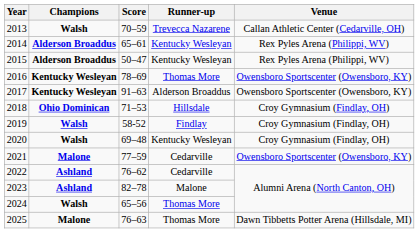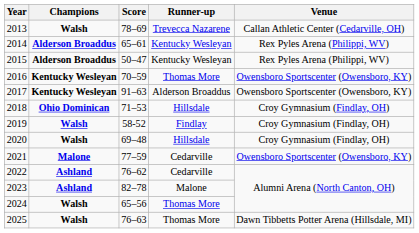(134, 28) 70–59 -> (134, 28) 78–69
(134, 76) 78–69 -> (134, 76) 70–59
(191, 140) Kentucky Wesleyan -> (191, 140) Hillsdale
(74, 220) Malone -> (74, 220) Walsh
